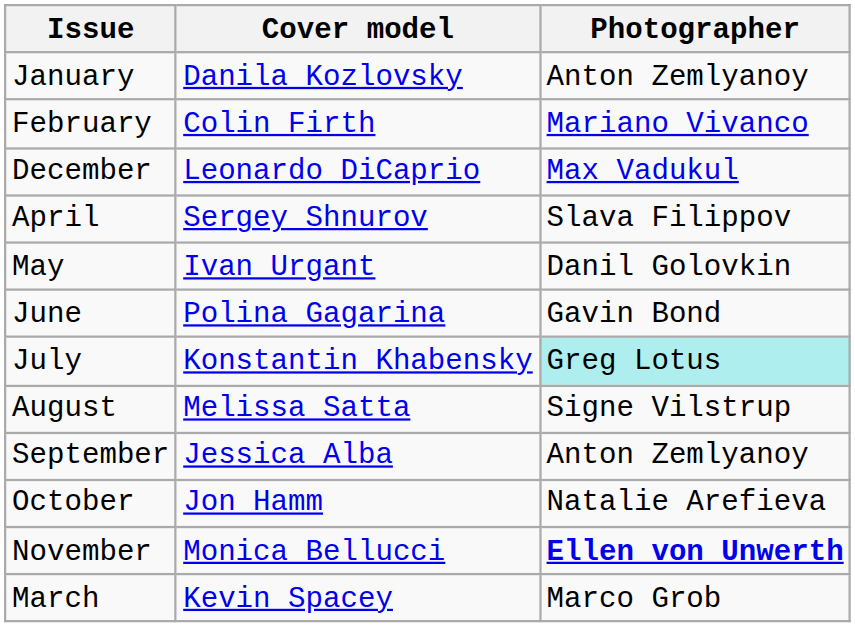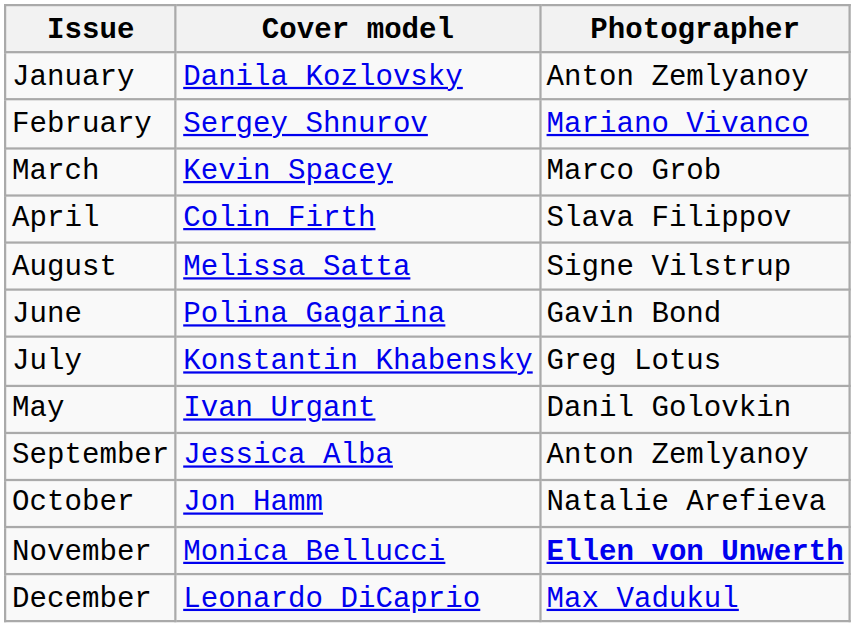(279, 124) Colin Firth -> (306, 124) Sergey Shnurov
rows swapped: (56, 598) <-> (82, 171)
(306, 219) Sergey Shnurov -> (279, 219) Colin Firth
rows swapped: (38, 266) <-> (64, 409)
(634, 361) paleturquoise background -> (634, 361) no background
